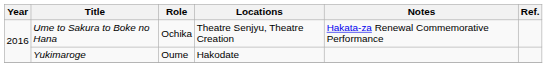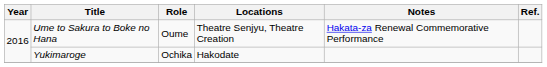(177, 33) Ochika -> (175, 33) Oume
(175, 54) Oume -> (177, 54) Ochika
